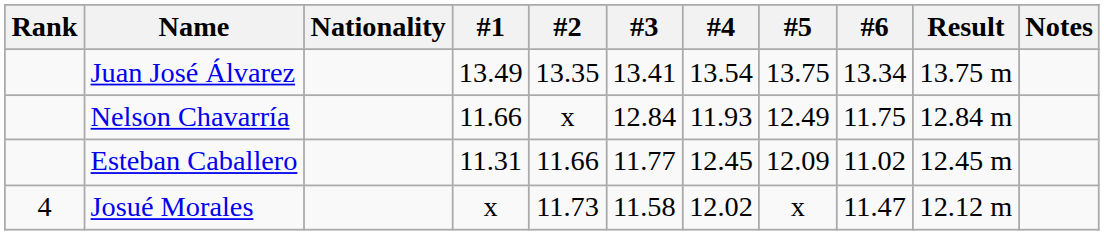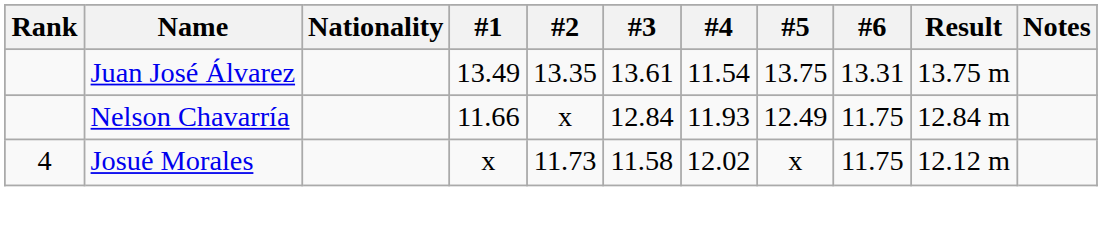(644, 71) 13.41 -> (642, 71) 13.61
(721, 71) 13.54 -> (719, 71) 11.54
(875, 71) 13.34 -> (872, 71) 13.31
- row: (194, 161)
(875, 206) 11.47 -> (872, 161) 11.75
